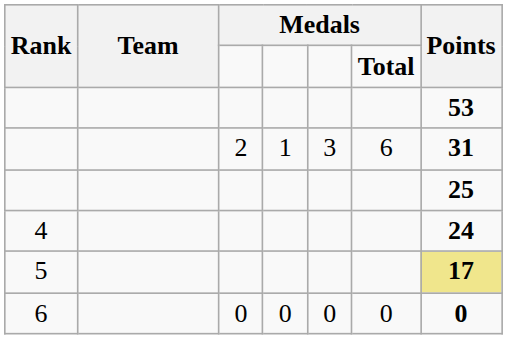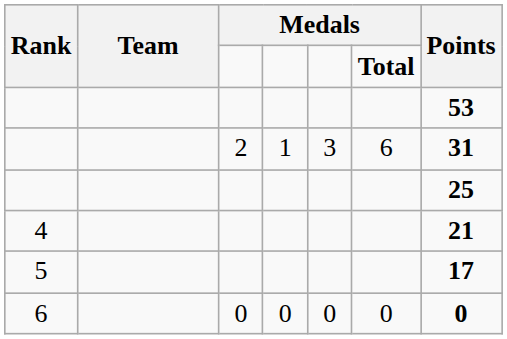(461, 230) 24 -> (461, 230) 21
(461, 271) khaki background -> (461, 271) no background
